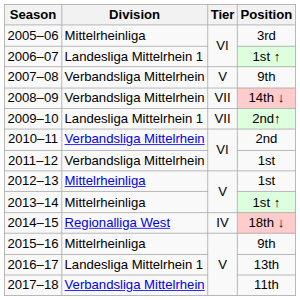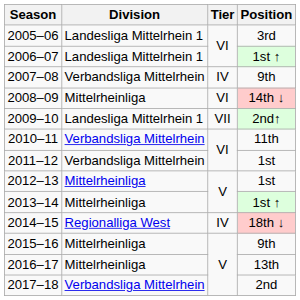(105, 35) Mittelrheinliga -> (134, 35) Landesliga Mittelrhein 1
(223, 77) V -> (223, 77) IV
(135, 98) Verbandsliga Mittelrhein -> (105, 98) Mittelrheinliga
(223, 98) VII -> (223, 98) VI
(266, 139) 2nd -> (266, 139) 11th
(134, 264) Landesliga Mittelrhein 1 -> (105, 264) Mittelrheinliga
(266, 285) 11th -> (266, 285) 2nd
